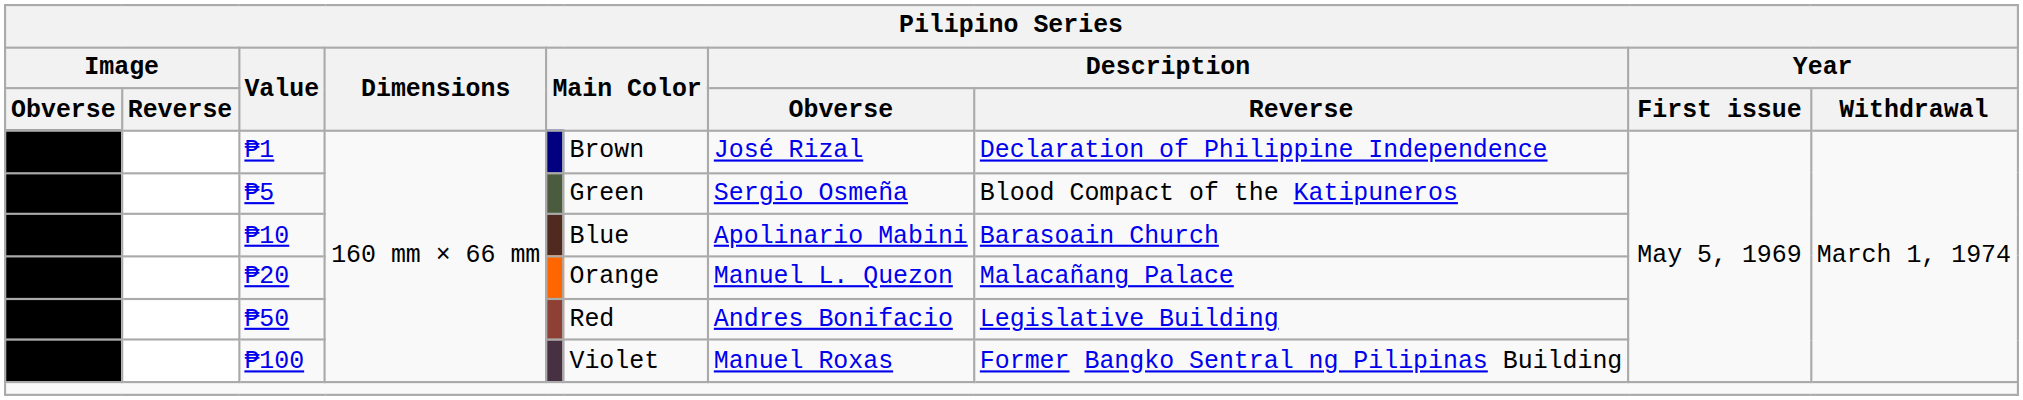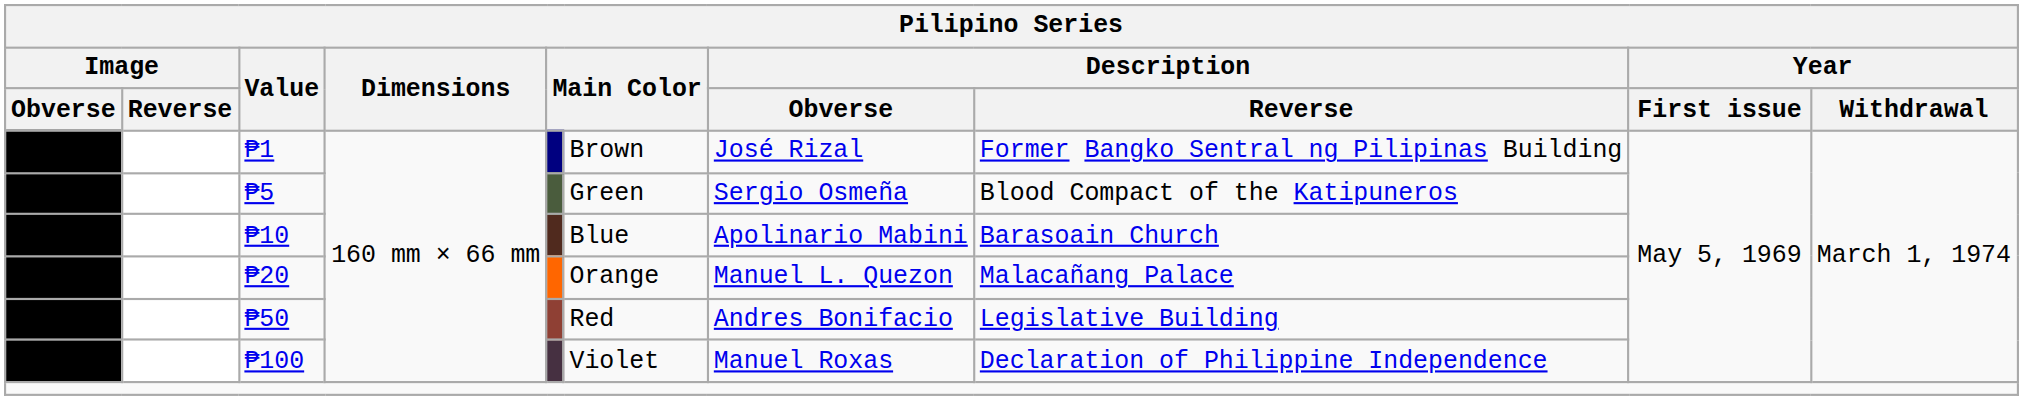(1264, 151) Declaration of Philippine Independence -> (1301, 151) Former Bangko Sentral ng Pilipinas Building
(1301, 361) Former Bangko Sentral ng Pilipinas Building -> (1264, 361) Declaration of Philippine Independence
